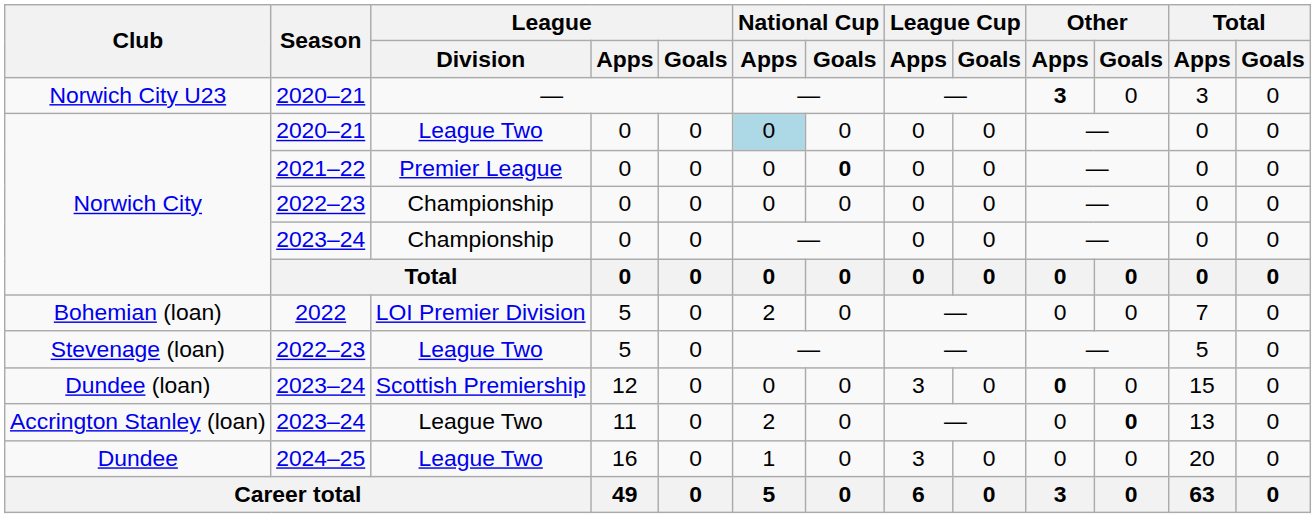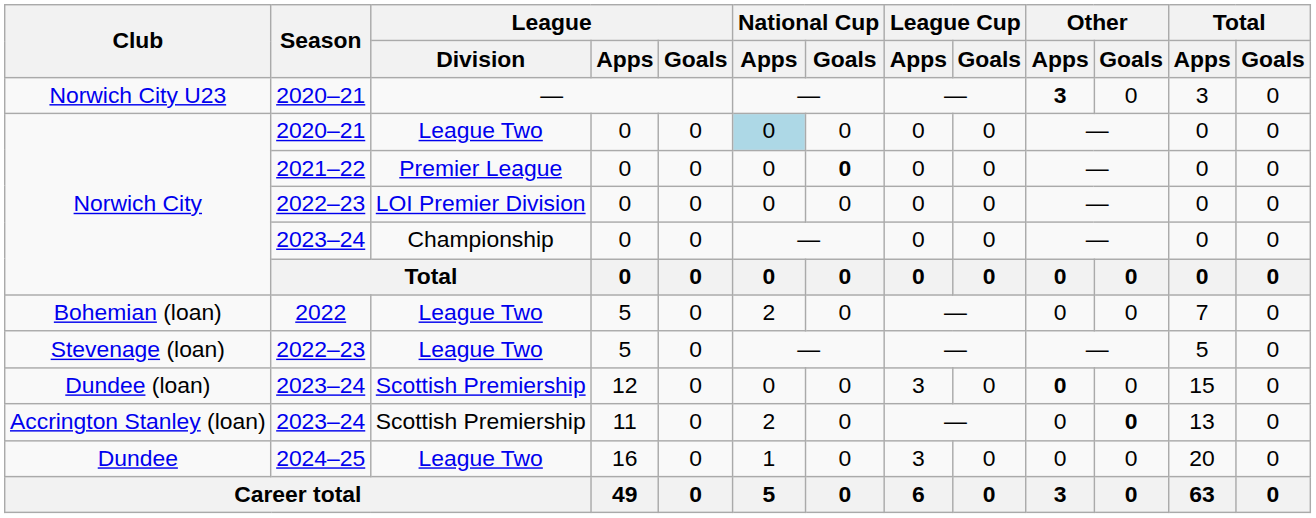(481, 204) Championship -> (481, 204) LOI Premier Division
(481, 312) LOI Premier Division -> (481, 312) League Two
(481, 421) League Two -> (481, 421) Scottish Premiership
